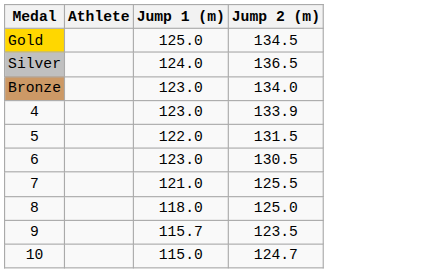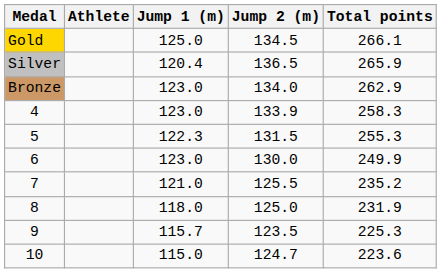+ column: (380, 17)
(181, 64) 124.0 -> (181, 64) 120.4
(181, 136) 122.0 -> (181, 136) 122.3
(276, 160) 130.5 -> (276, 160) 130.0
